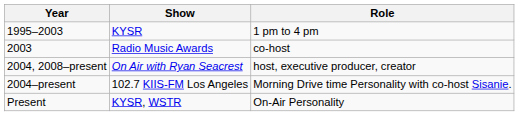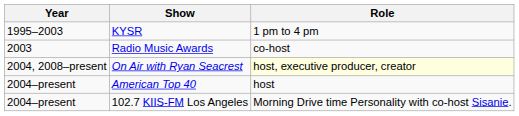(334, 66) no background -> (334, 66) lightyellow background
+ row: (154, 84)
- row: (147, 102)
